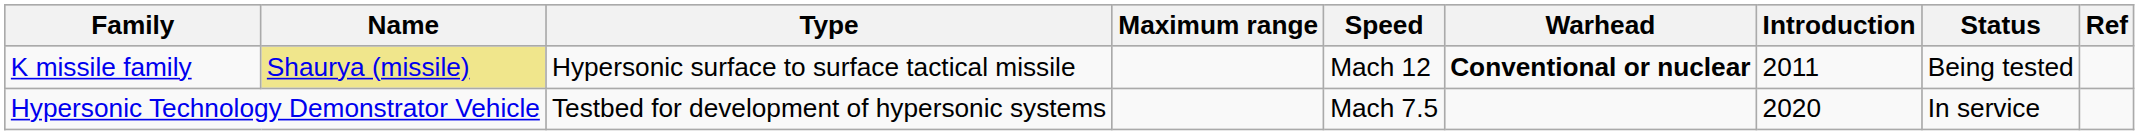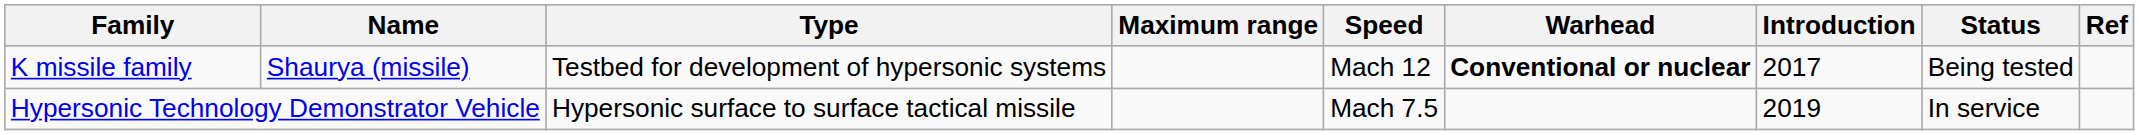(368, 66) khaki background -> (368, 66) no background
(814, 66) Hypersonic surface to surface tactical missile -> (829, 66) Testbed for development of hypersonic systems
(1791, 66) 2011 -> (1792, 66) 2017
(829, 108) Testbed for development of hypersonic systems -> (814, 108) Hypersonic surface to surface tactical missile
(1792, 108) 2020 -> (1792, 108) 2019
